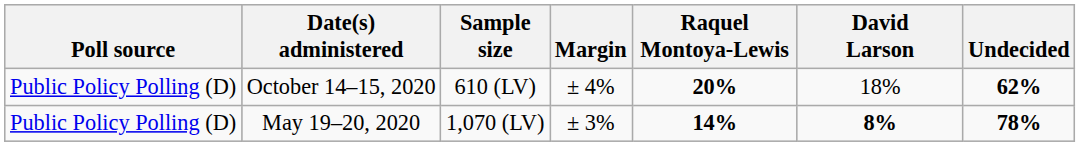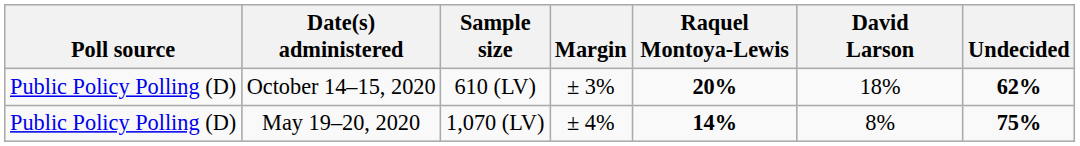(591, 86) ± 4% -> (591, 86) ± 3%
(591, 123) ± 3% -> (591, 123) ± 4%
(880, 123) bold -> (880, 123) normal
(1019, 123) 78% -> (1019, 123) 75%
